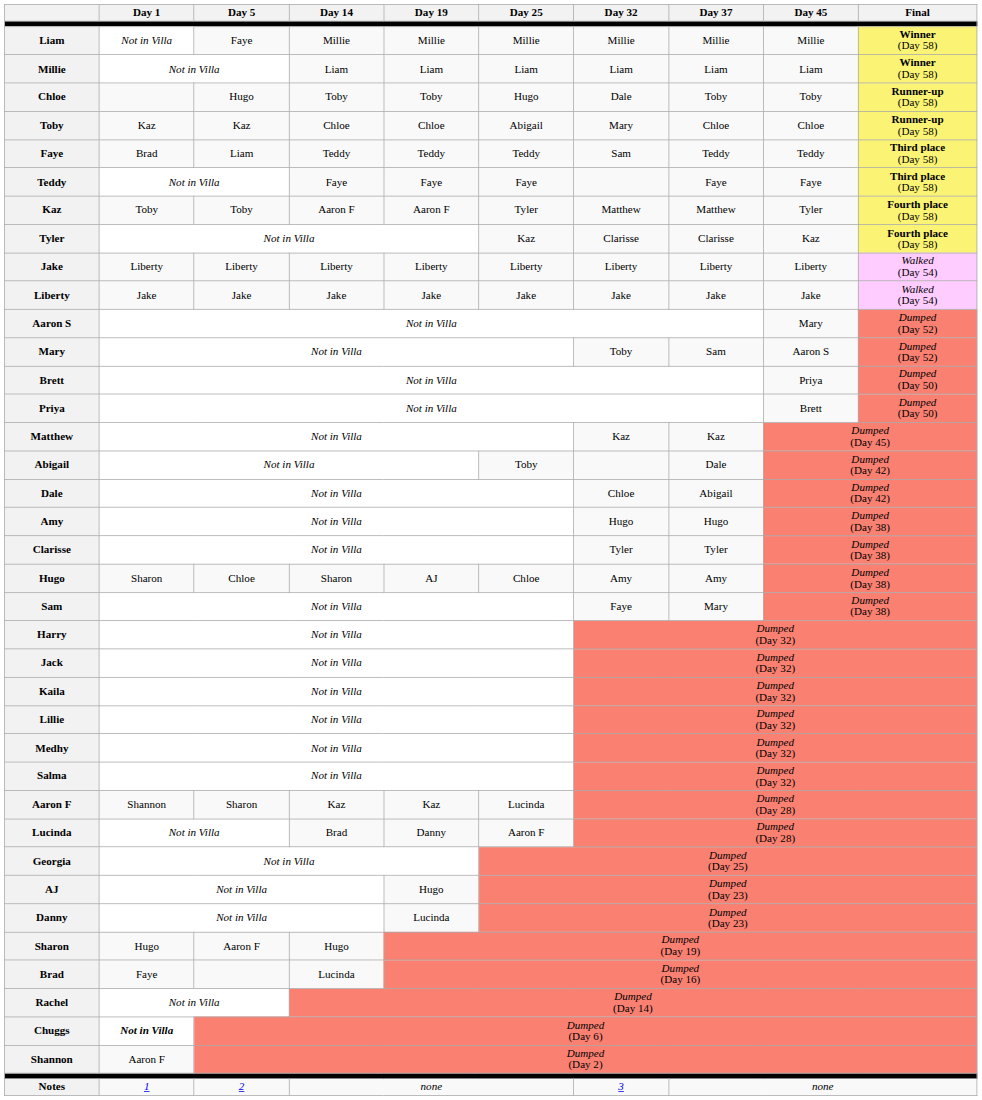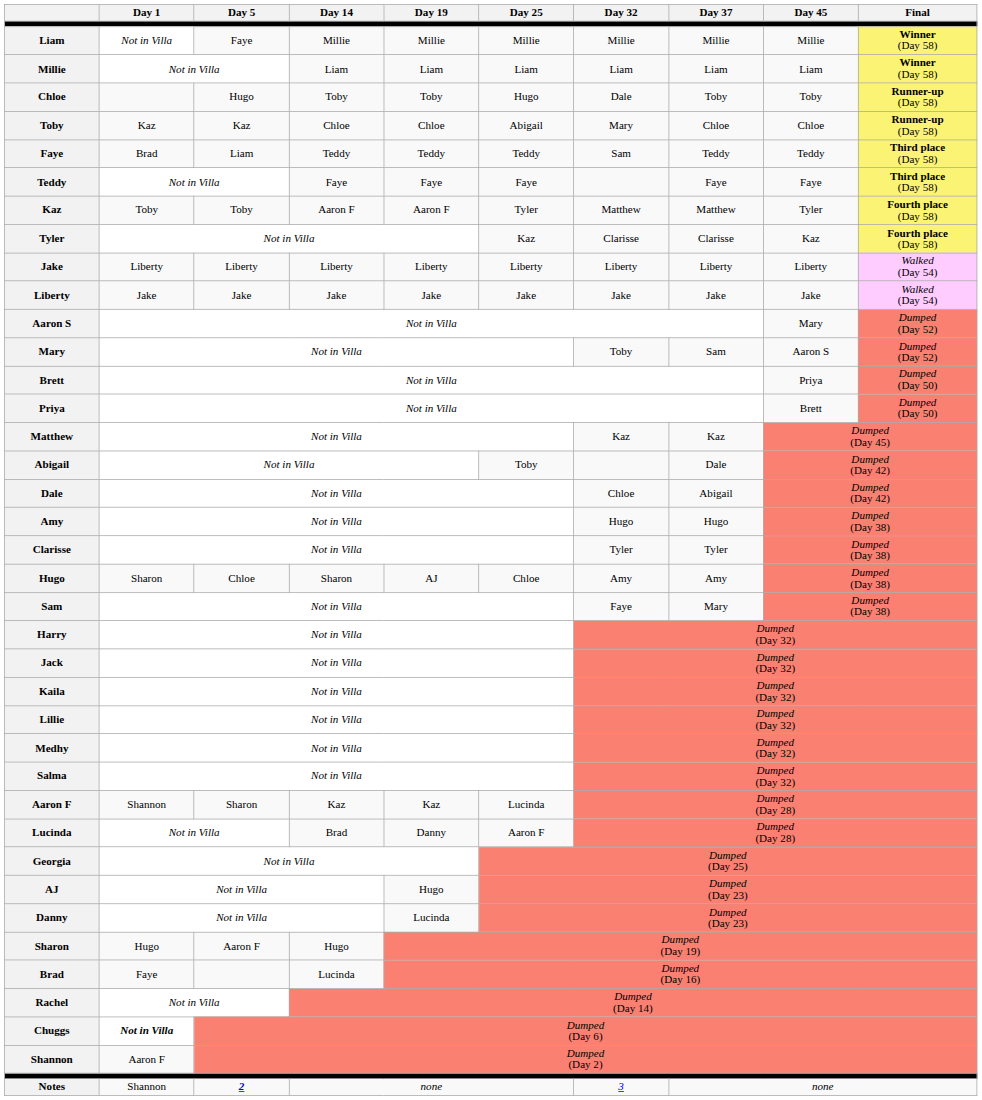(147, 1087) 1 -> (147, 1087) Shannon
(242, 1087) normal -> (242, 1087) bold
